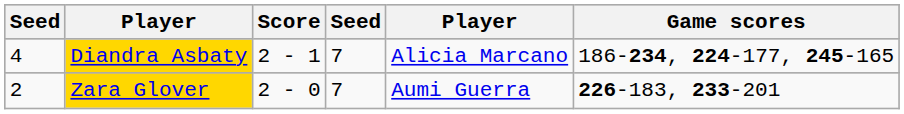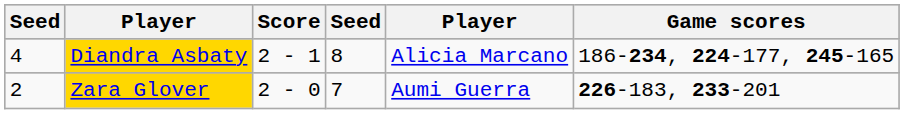(337, 56) 7 -> (337, 56) 8
